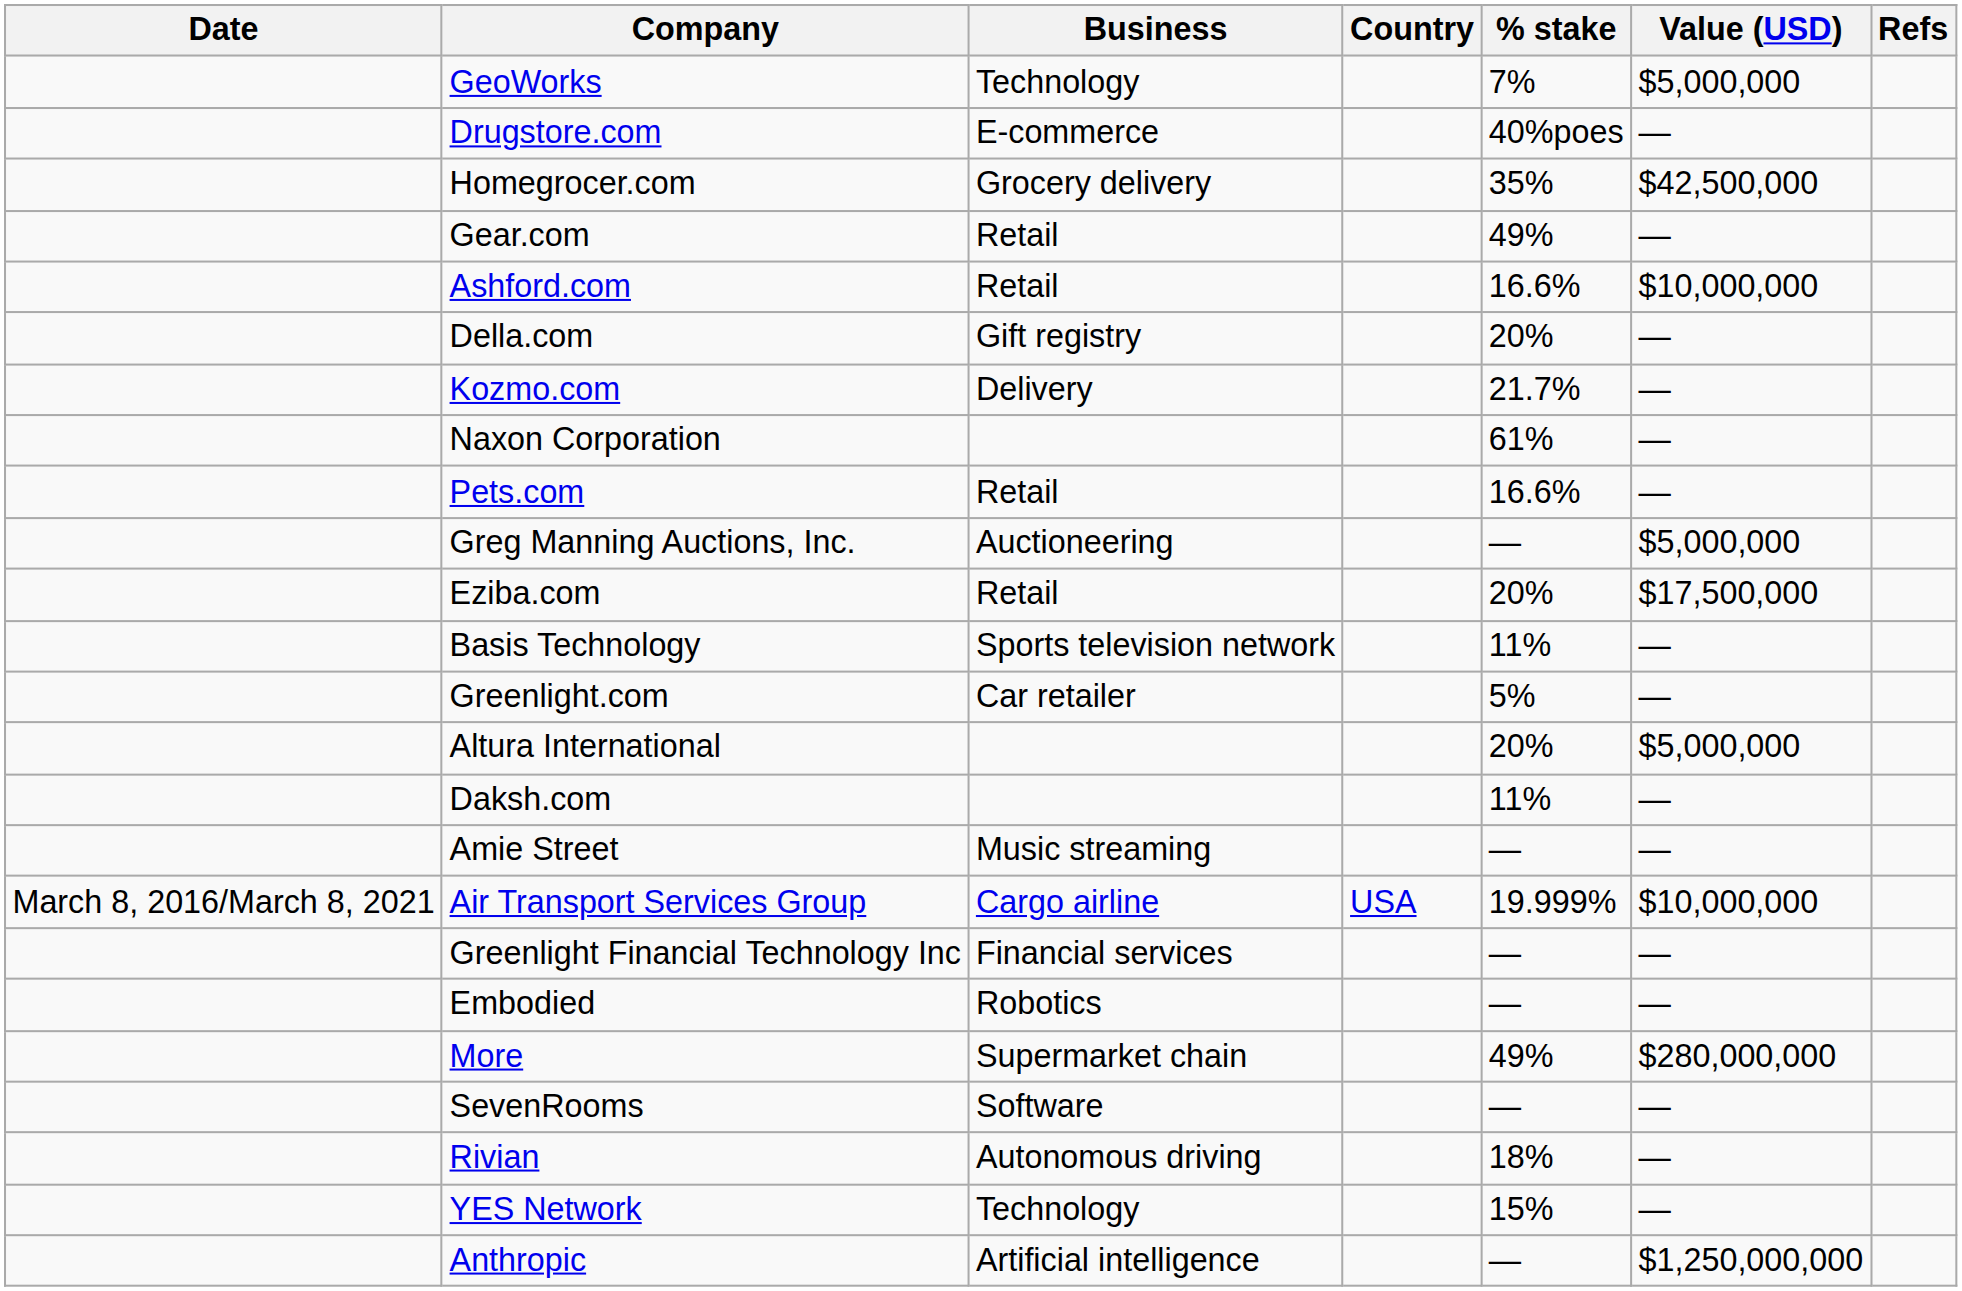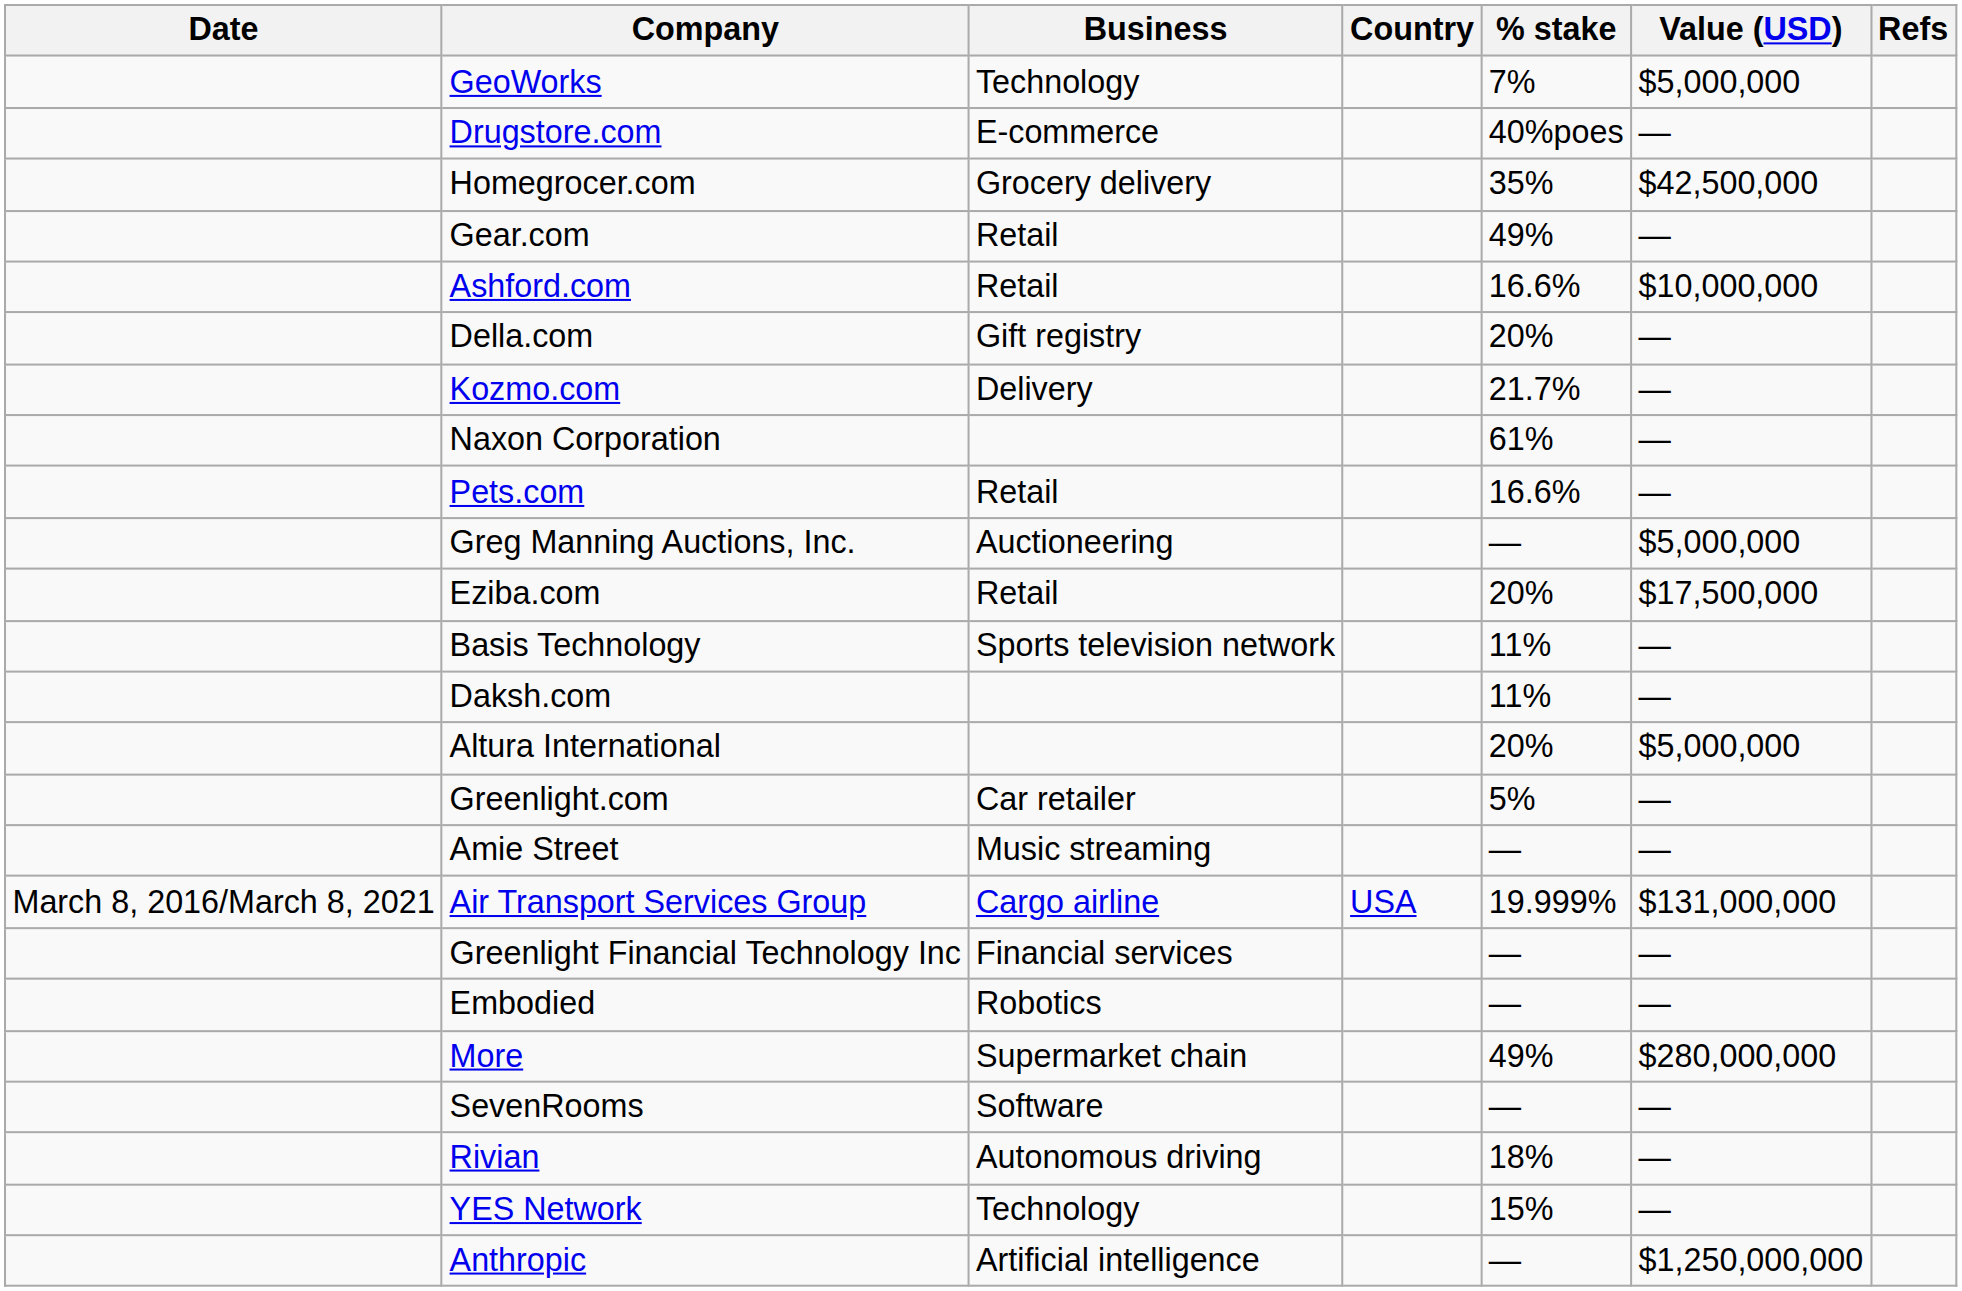rows swapped: (559, 696) <-> (530, 798)
(1728, 901) $10,000,000 -> (1737, 901) $131,000,000
